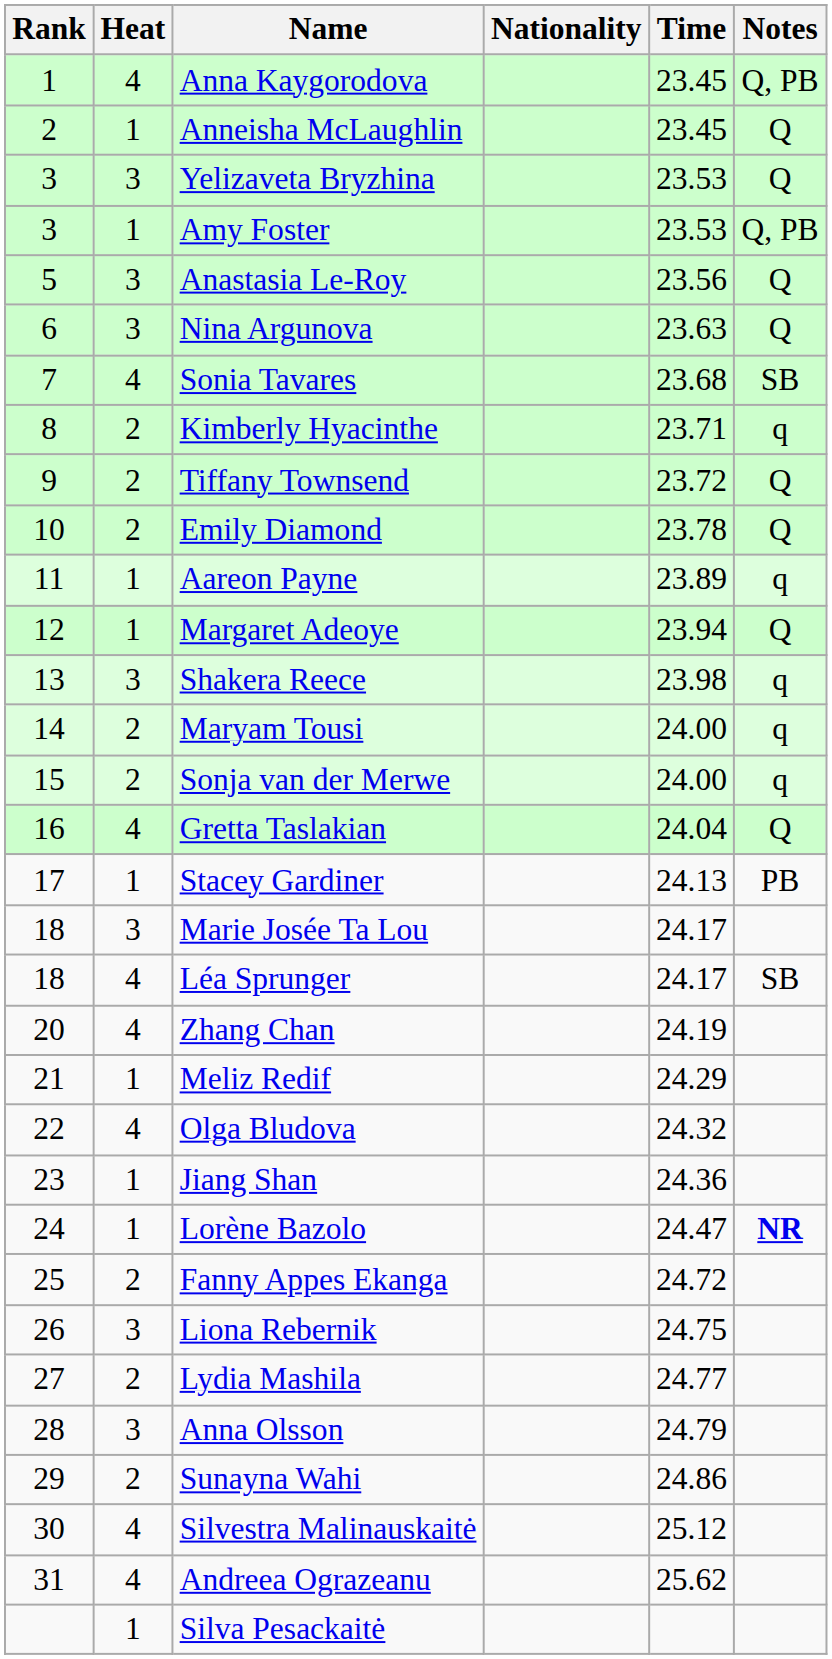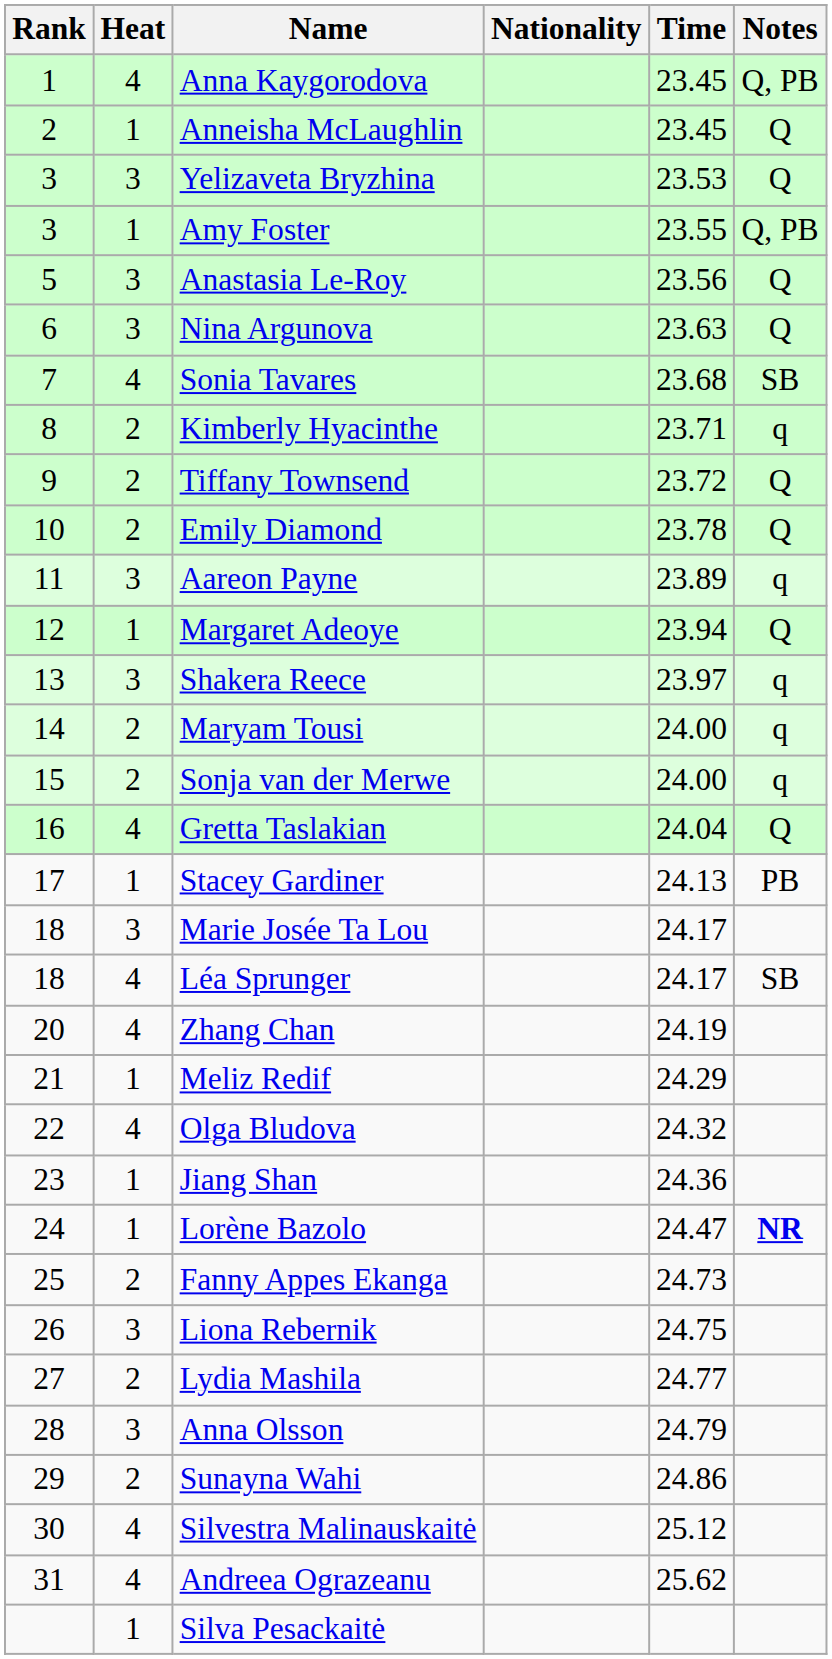(692, 229) 23.53 -> (692, 229) 23.55
(133, 579) 1 -> (133, 579) 3
(692, 679) 23.98 -> (692, 679) 23.97
(692, 1279) 24.72 -> (692, 1279) 24.73
